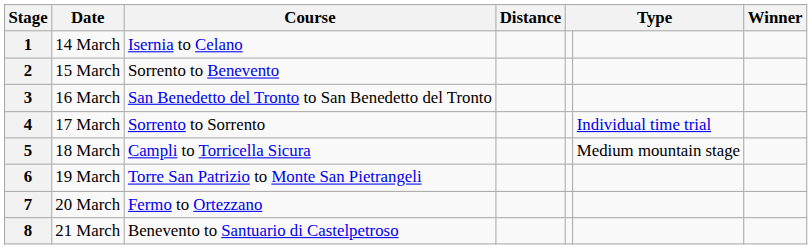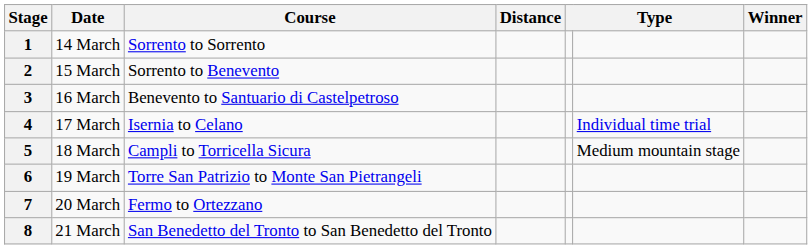(185, 44) Isernia to Celano -> (197, 44) Sorrento to Sorrento
(310, 97) San Benedetto del Tronto to San Benedetto del Tronto -> (263, 97) Benevento to Santuario di Castelpetroso
(197, 124) Sorrento to Sorrento -> (185, 124) Isernia to Celano
(263, 230) Benevento to Santuario di Castelpetroso -> (310, 230) San Benedetto del Tronto to San Benedetto del Tronto
